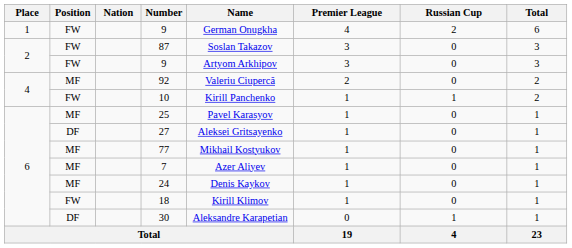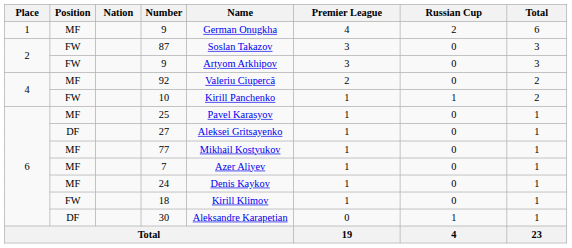(73, 30) FW -> (73, 30) MF
